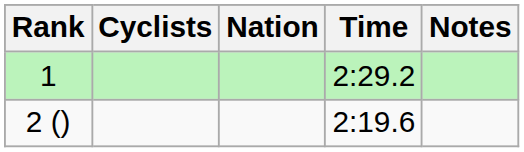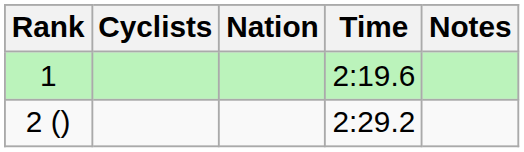(374, 75) 2:29.2 -> (374, 75) 2:19.6
(374, 122) 2:19.6 -> (374, 122) 2:29.2
